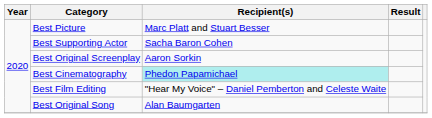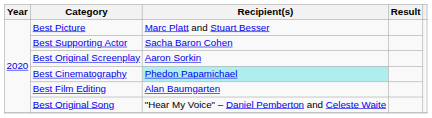(265, 89) "Hear My Voice" – Daniel Pemberton and Celeste Waite -> (182, 89) Alan Baumgarten
(182, 105) Alan Baumgarten -> (265, 105) "Hear My Voice" – Daniel Pemberton and Celeste Waite
